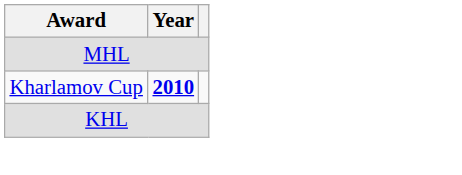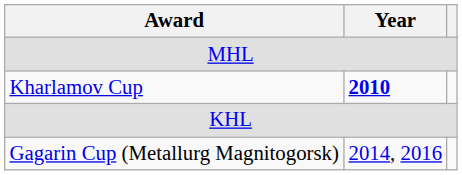+ row: (174, 152)
